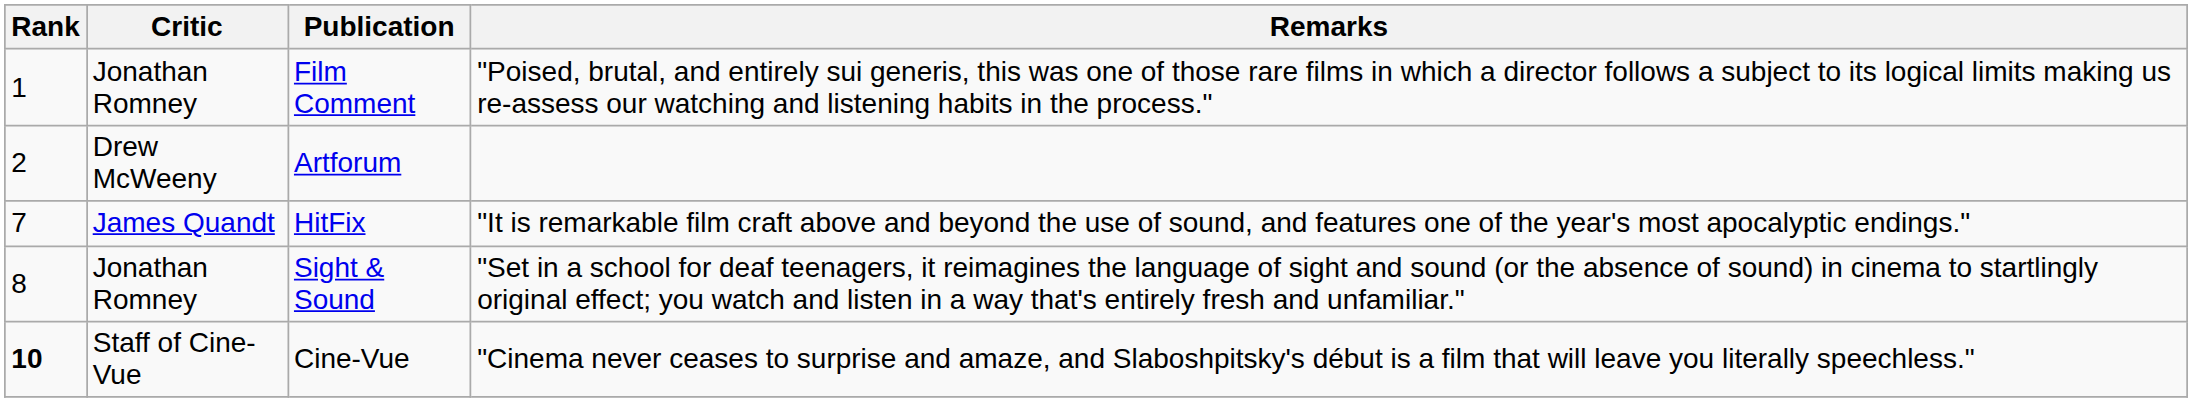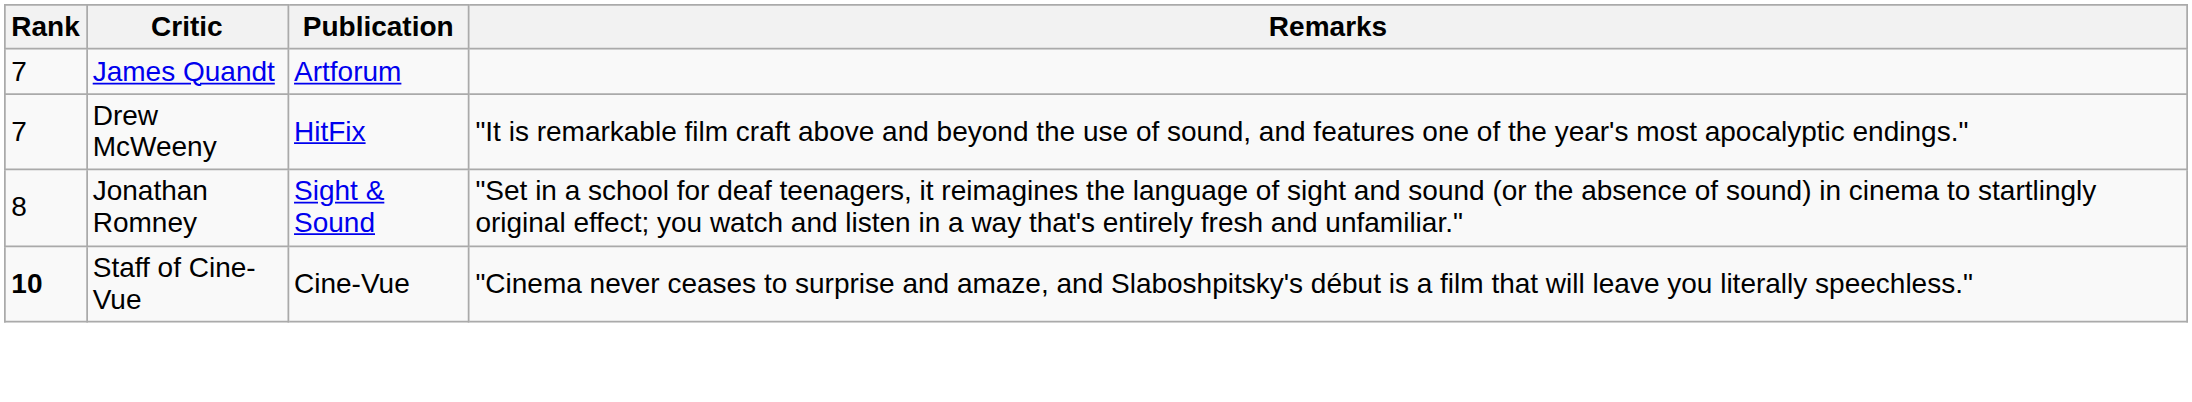- row: (355, 86)
(19, 162) 2 -> (19, 71) 7
(155, 162) Drew McWeeny -> (184, 71) James Quandt
(184, 222) James Quandt -> (155, 131) Drew McWeeny
